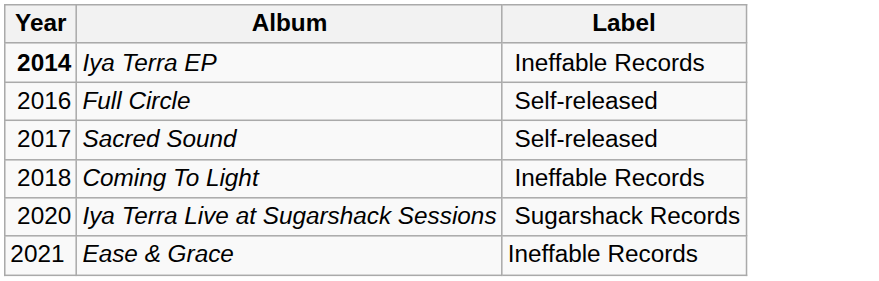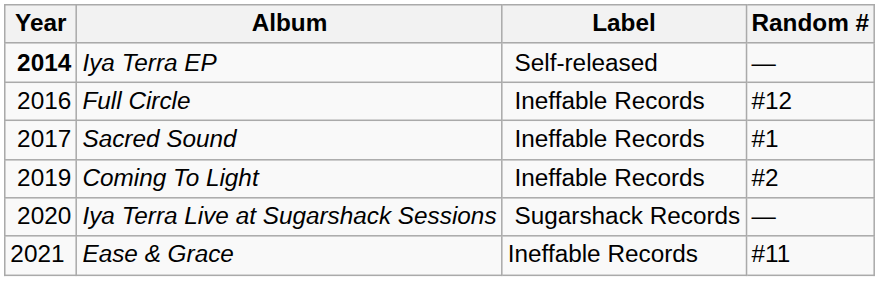+ column: (810, 23)
(606, 62) Ineffable Records -> (583, 62) Self-released
(583, 100) Self-released -> (606, 100) Ineffable Records
(583, 139) Self-released -> (606, 139) Ineffable Records
(41, 178) 2018 -> (41, 178) 2019
